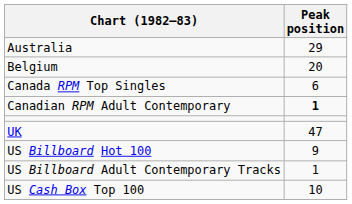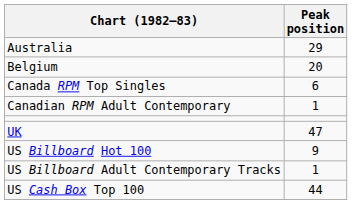(315, 106) bold -> (315, 106) normal
(315, 190) 10 -> (315, 190) 44
